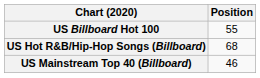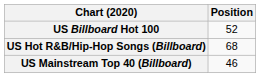(232, 30) 55 -> (232, 30) 52
